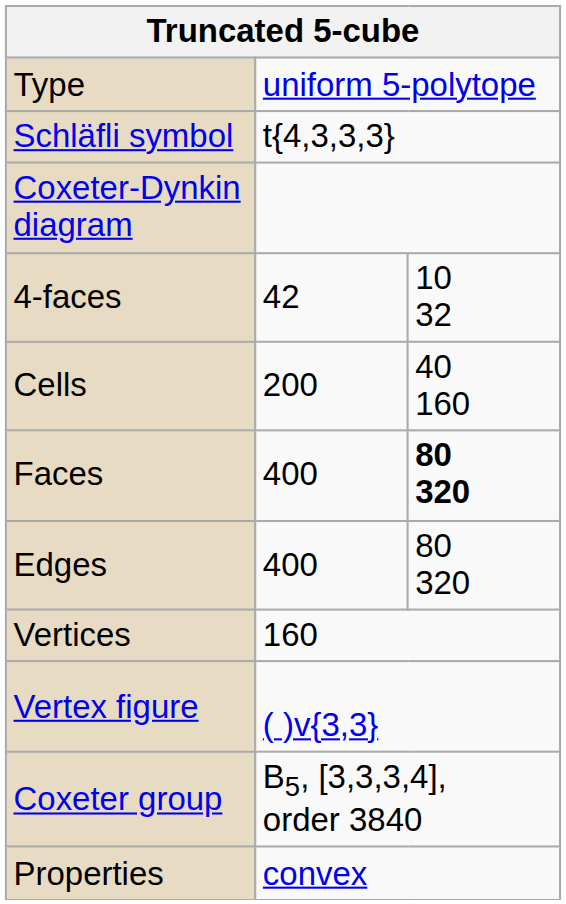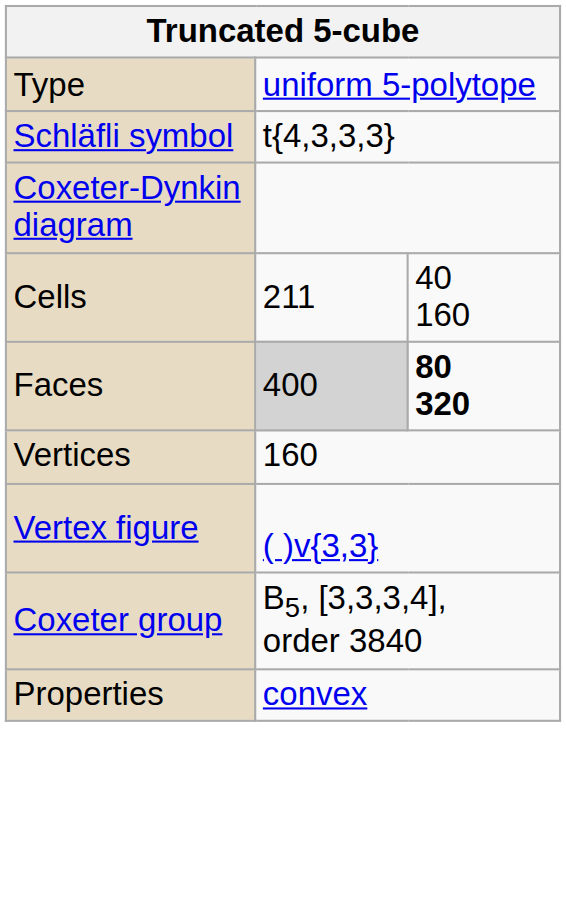- row: (68, 296)
(290, 385) 200 -> (289, 296) 211
(290, 475) no background -> (290, 385) lightgrey background
- row: (60, 564)
